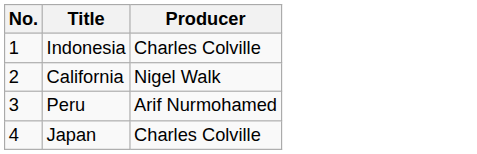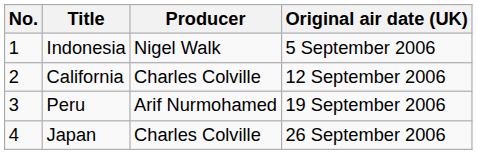+ column: (377, 18)
(197, 47) Charles Colville -> (177, 47) Nigel Walk
(177, 76) Nigel Walk -> (197, 76) Charles Colville
